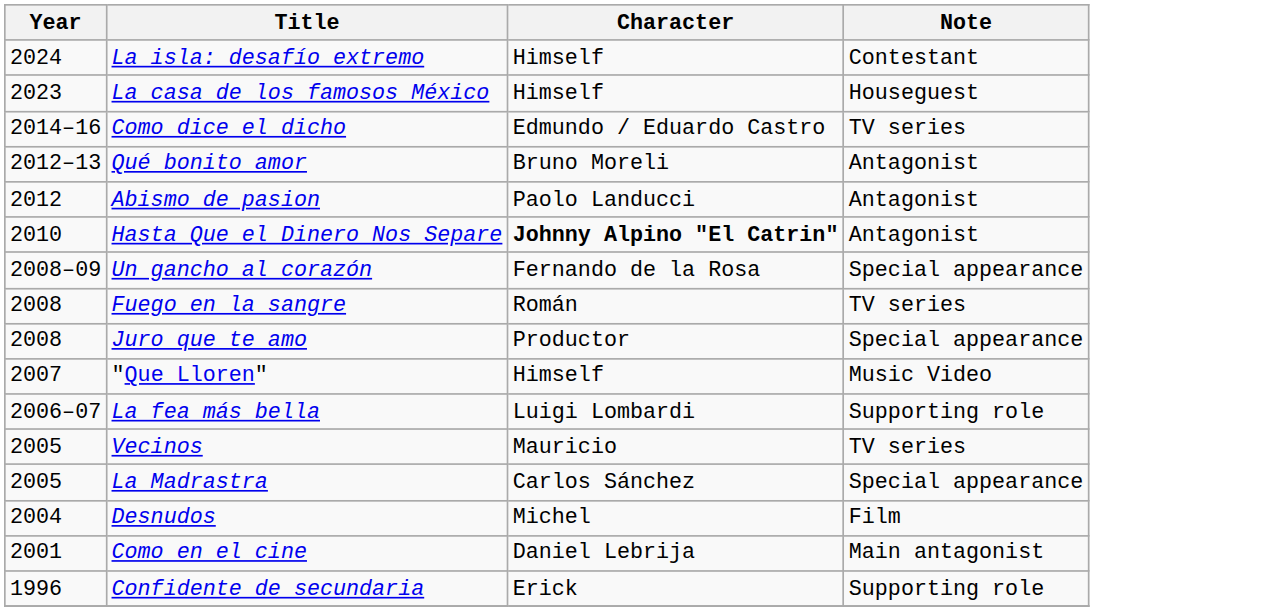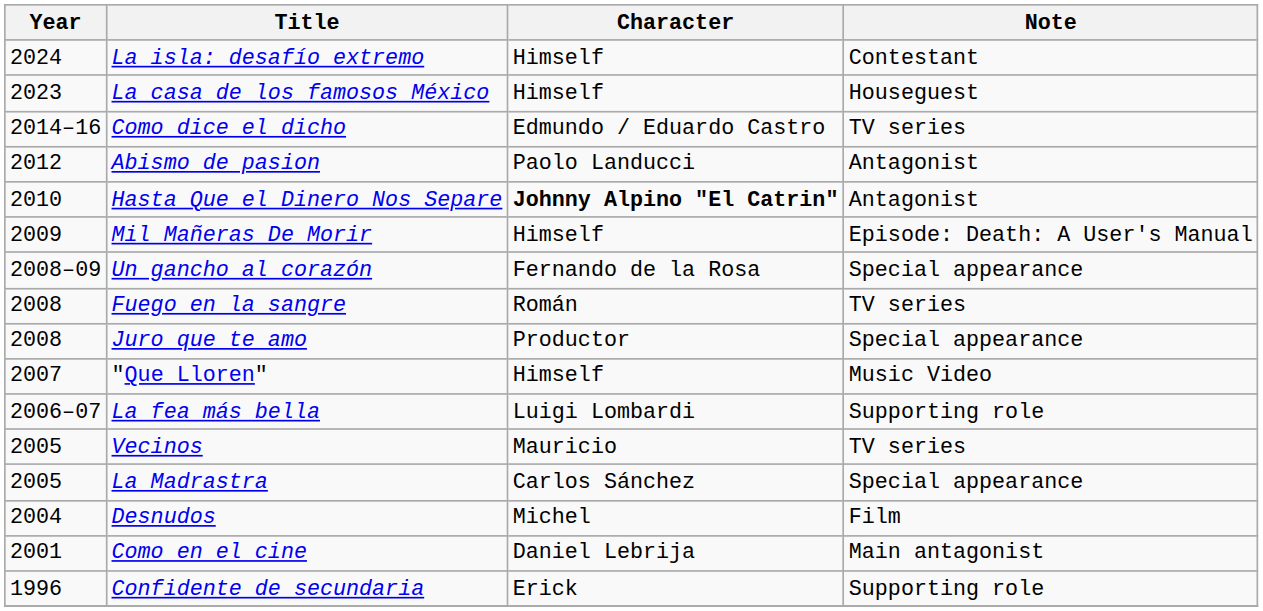- row: (209, 164)
+ row: (242, 235)
